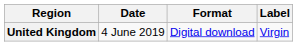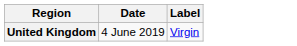- column: (212, 13)
